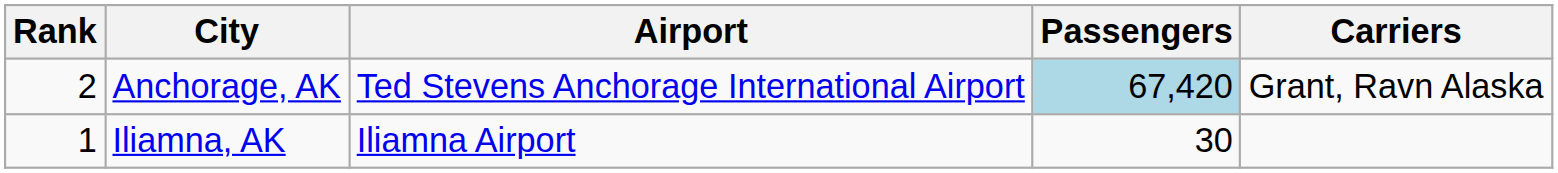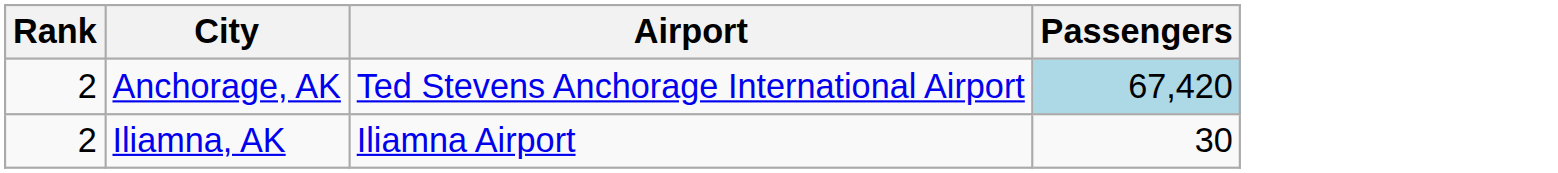- column: (1396, 31)
(87, 140) 1 -> (87, 140) 2
